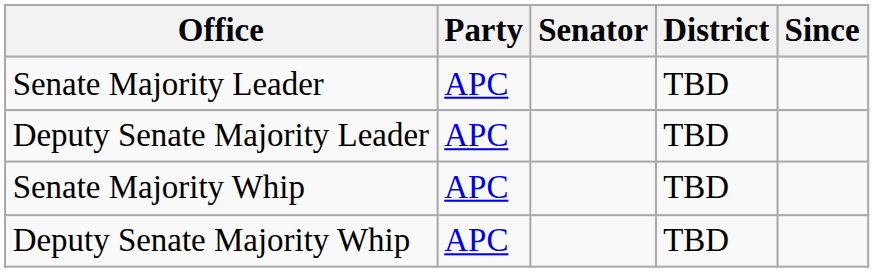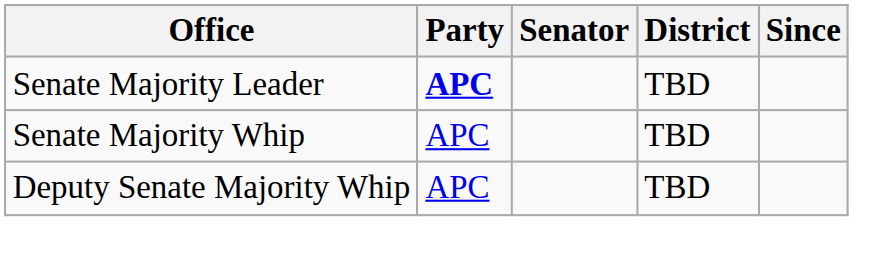(476, 82) normal -> (459, 82) bold
- row: (221, 135)
